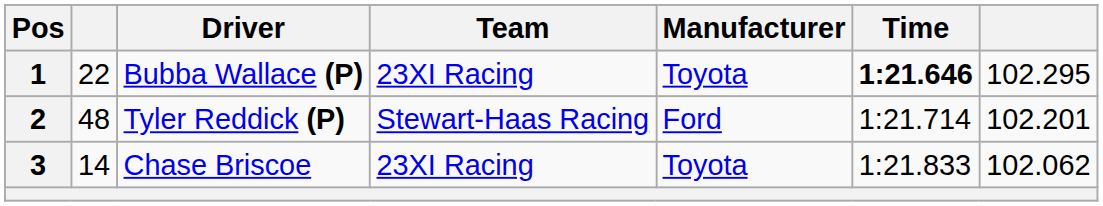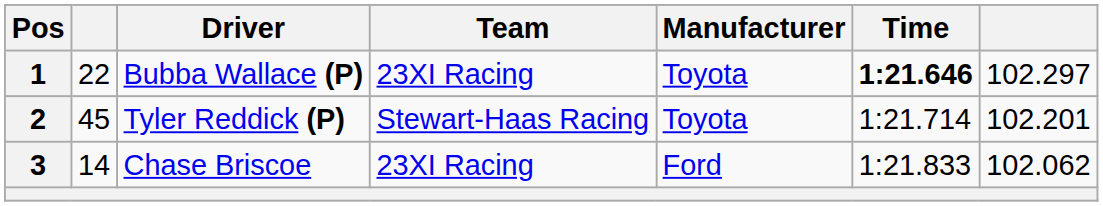(1038, 74) 102.295 -> (1038, 74) 102.297
(94, 119) 48 -> (94, 119) 45
(692, 119) Ford -> (705, 119) Toyota
(705, 165) Toyota -> (692, 165) Ford
